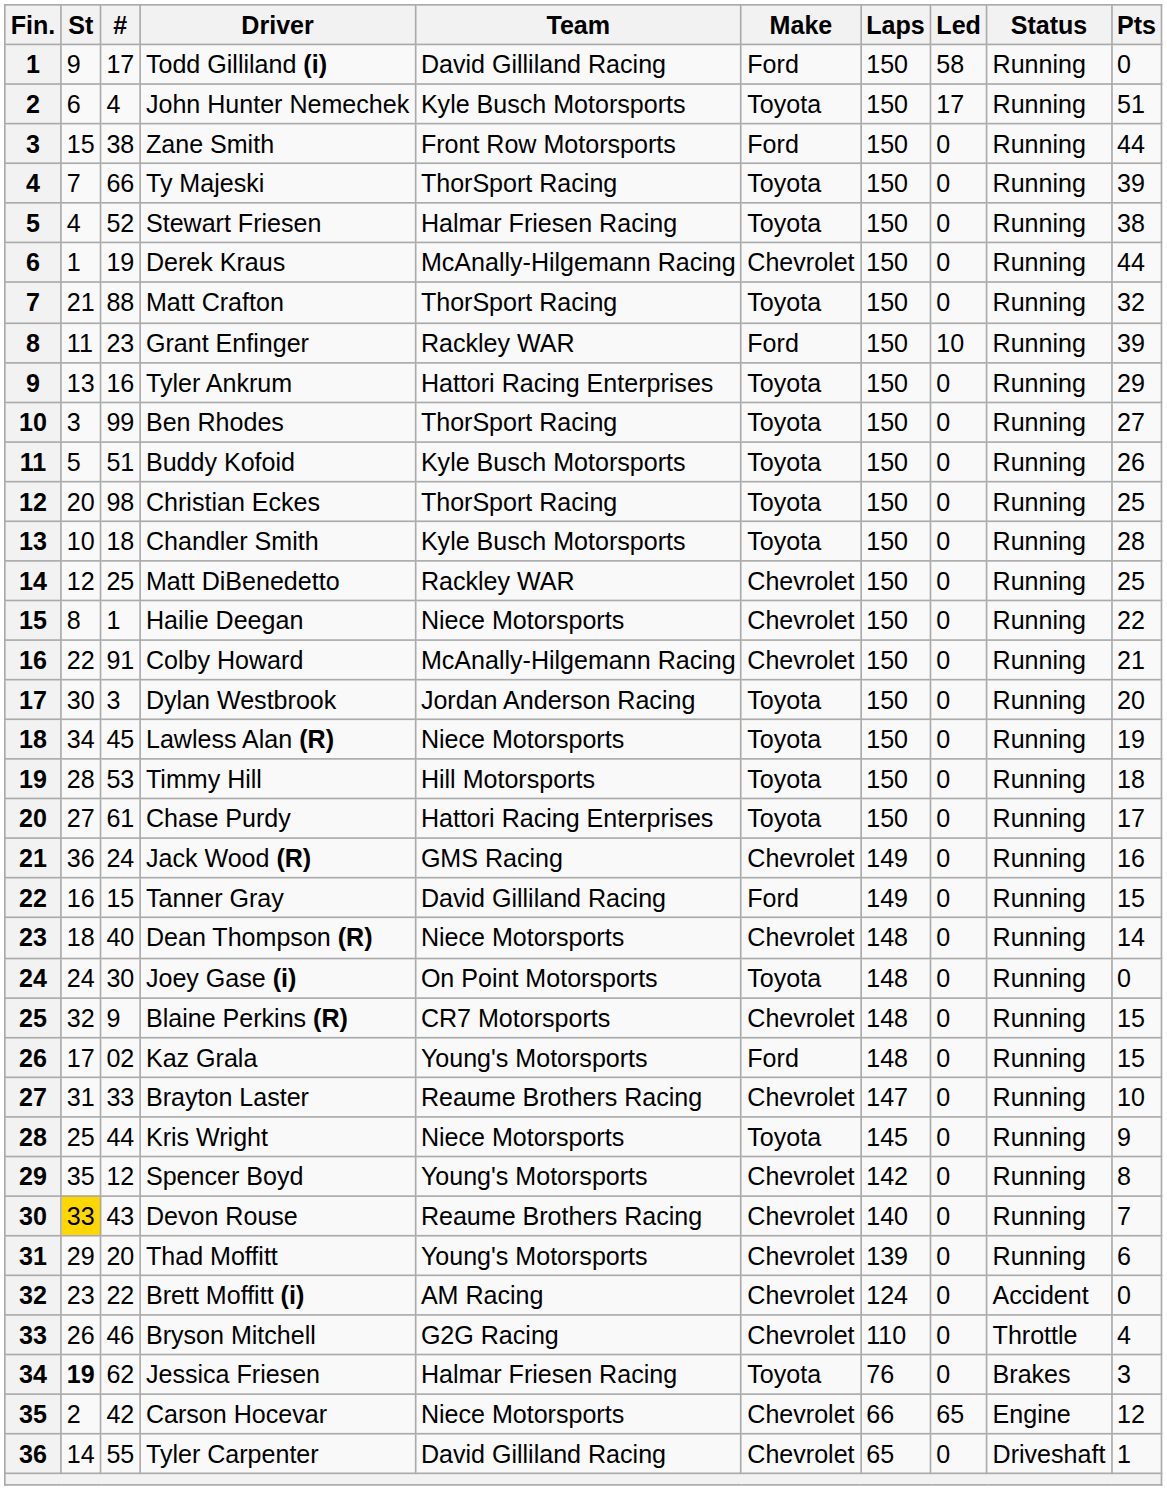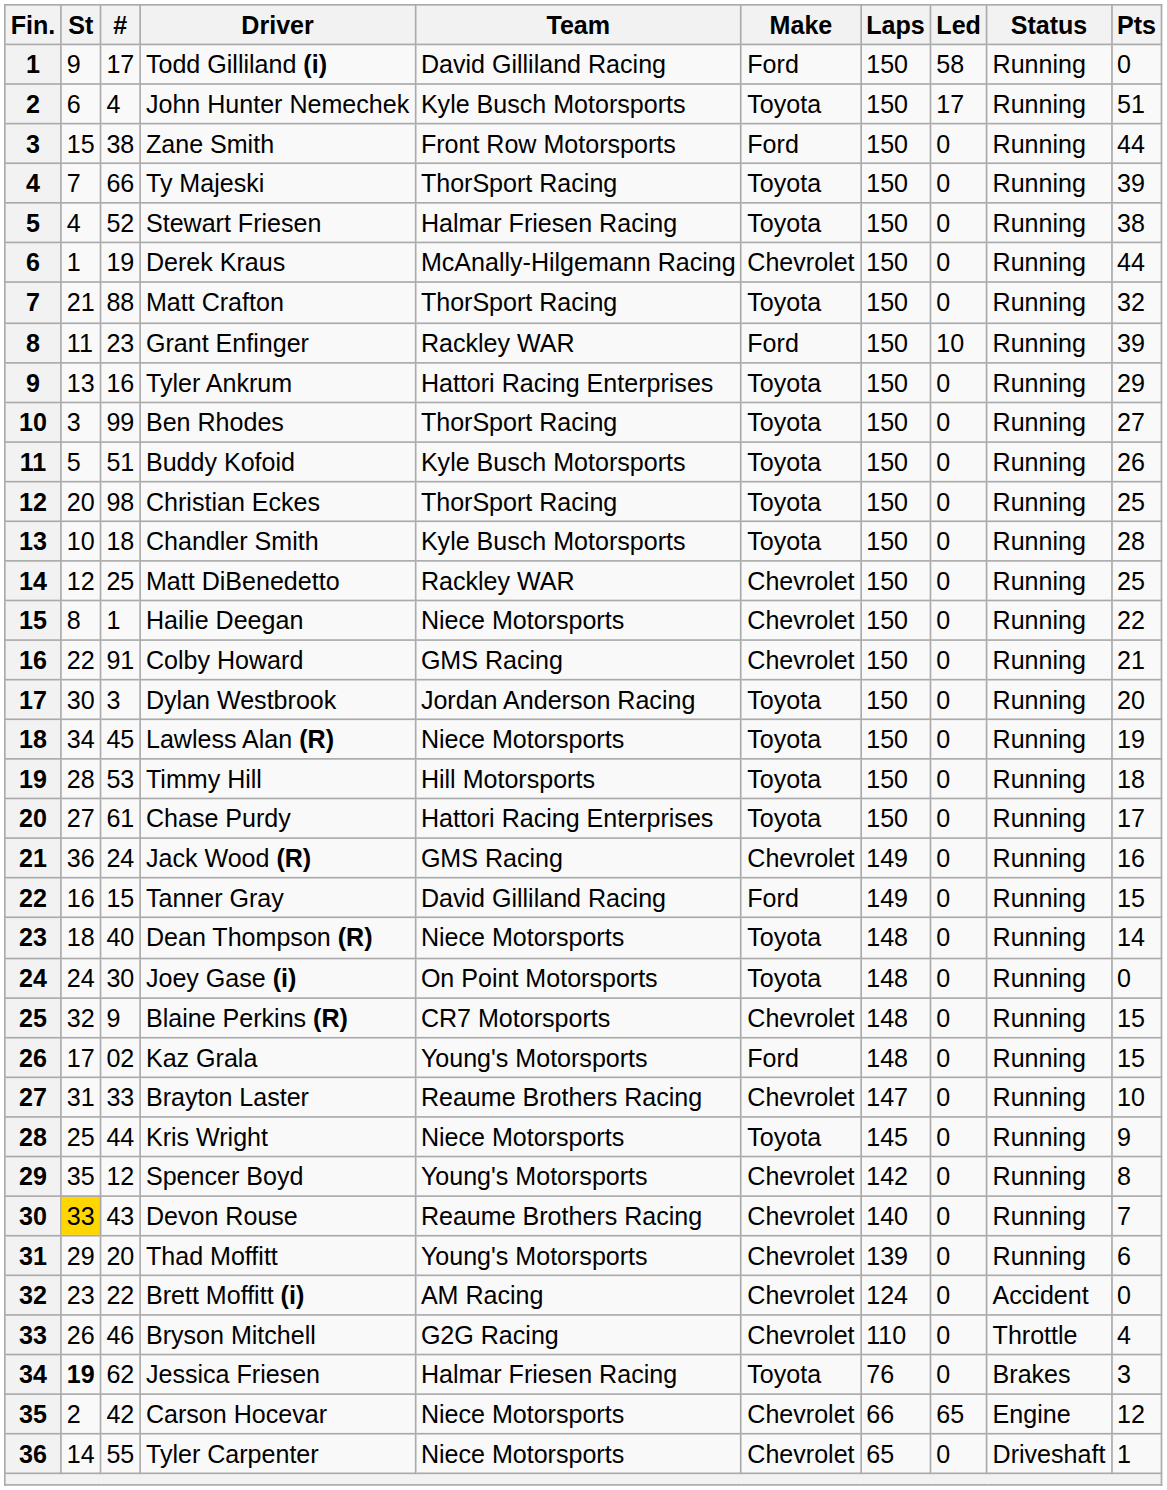(578, 660) McAnally-Hilgemann Racing -> (492, 660) GMS Racing
(801, 938) Chevrolet -> (784, 938) Toyota
(543, 1454) David Gilliland Racing -> (523, 1454) Niece Motorsports
